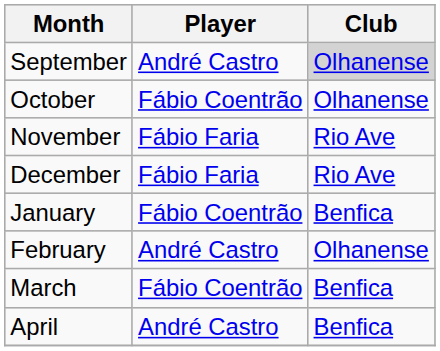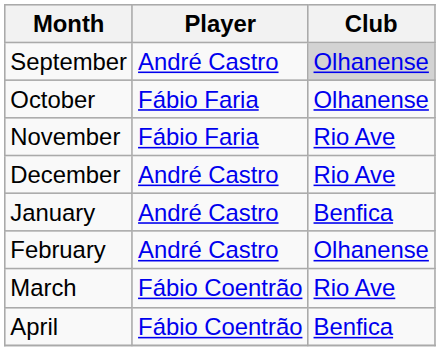(220, 99) Fábio Coentrão -> (198, 99) Fábio Faria
(198, 175) Fábio Faria -> (208, 175) André Castro
(220, 213) Fábio Coentrão -> (208, 213) André Castro
(353, 288) Benfica -> (354, 288) Rio Ave
(208, 326) André Castro -> (220, 326) Fábio Coentrão
